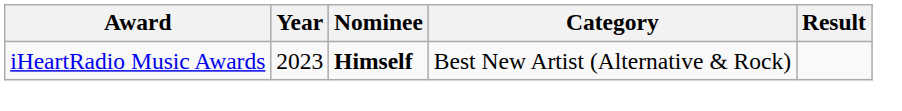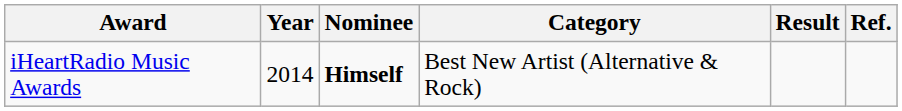+ column: (871, 23)
(300, 60) 2023 -> (290, 73) 2014
